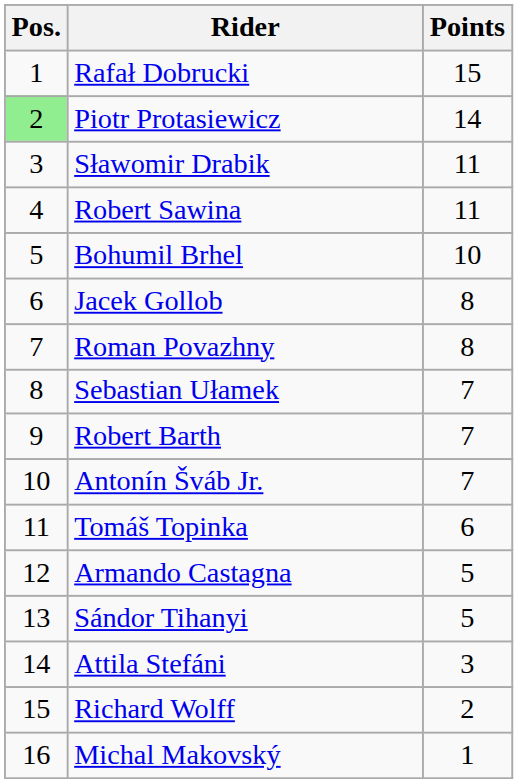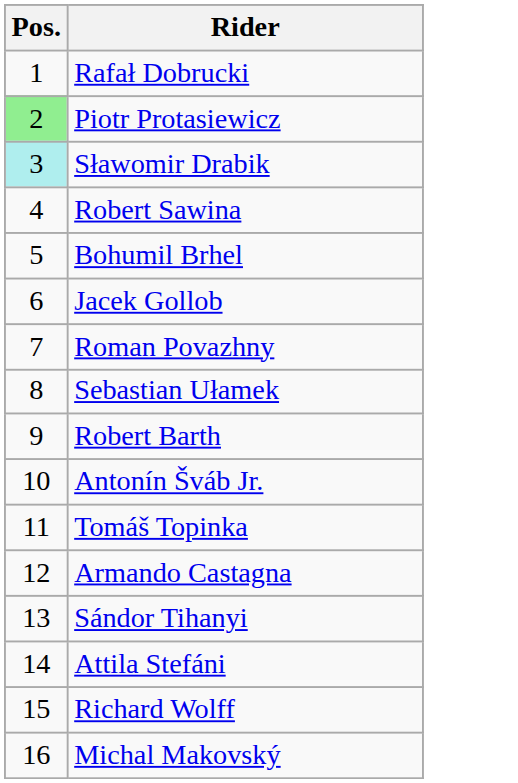- column: (467, 27)
(36, 163) no background -> (36, 163) paleturquoise background
